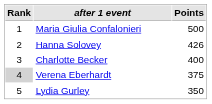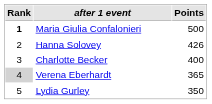(19, 29) normal -> (19, 29) bold
(196, 75) 375 -> (196, 75) 365
